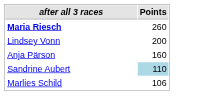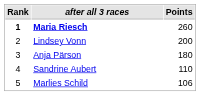+ column: (18, 12)
(159, 55) 160 -> (185, 55) 180
(160, 69) lightblue background -> (186, 69) no background
